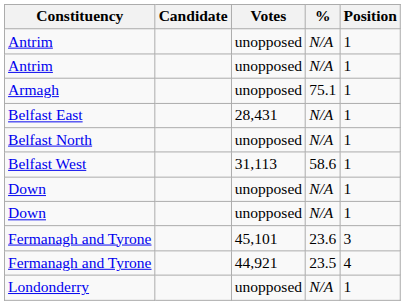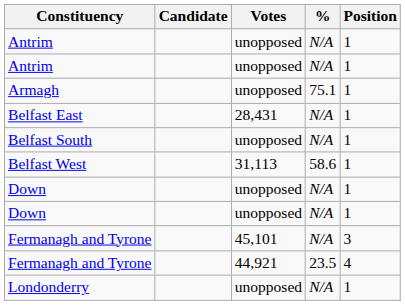- row: (50, 139)
+ row: (50, 139)
(323, 238) 23.6 -> (321, 238) N/A
